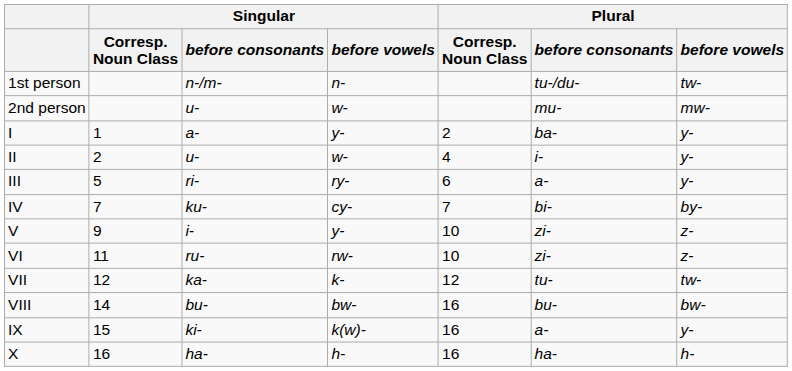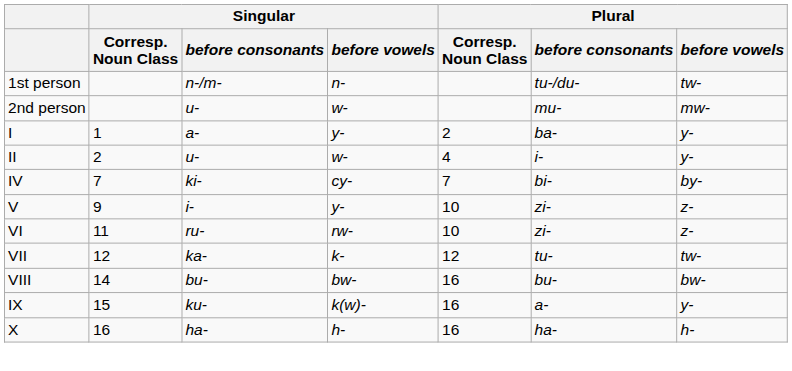- row: (15, 181)
(196, 206) ku- -> (194, 181) ki-
(194, 329) ki- -> (196, 305) ku-
